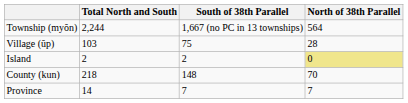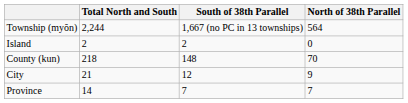- row: (30, 43)
(310, 59) khaki background -> (310, 43) no background
+ row: (15, 75)
